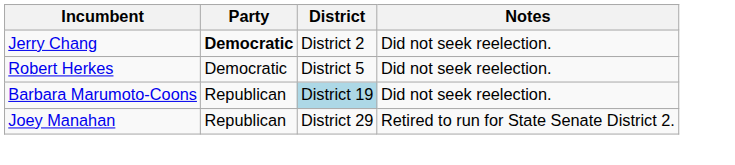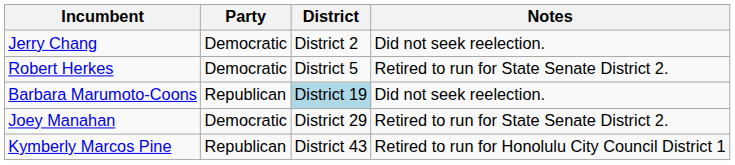(249, 43) bold -> (246, 43) normal
(466, 69) Did not seek reelection. -> (522, 69) Retired to run for State Senate District 2.
(245, 120) Republican -> (246, 120) Democratic
+ row: (90, 146)
